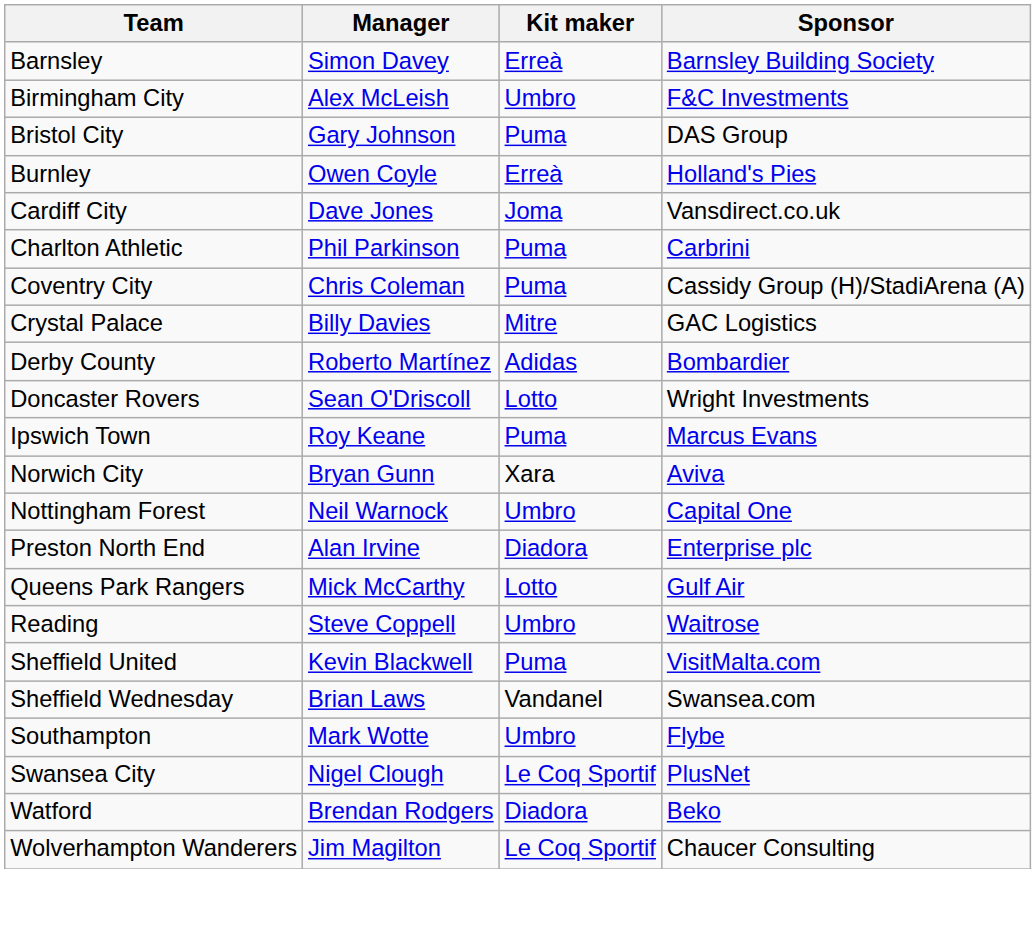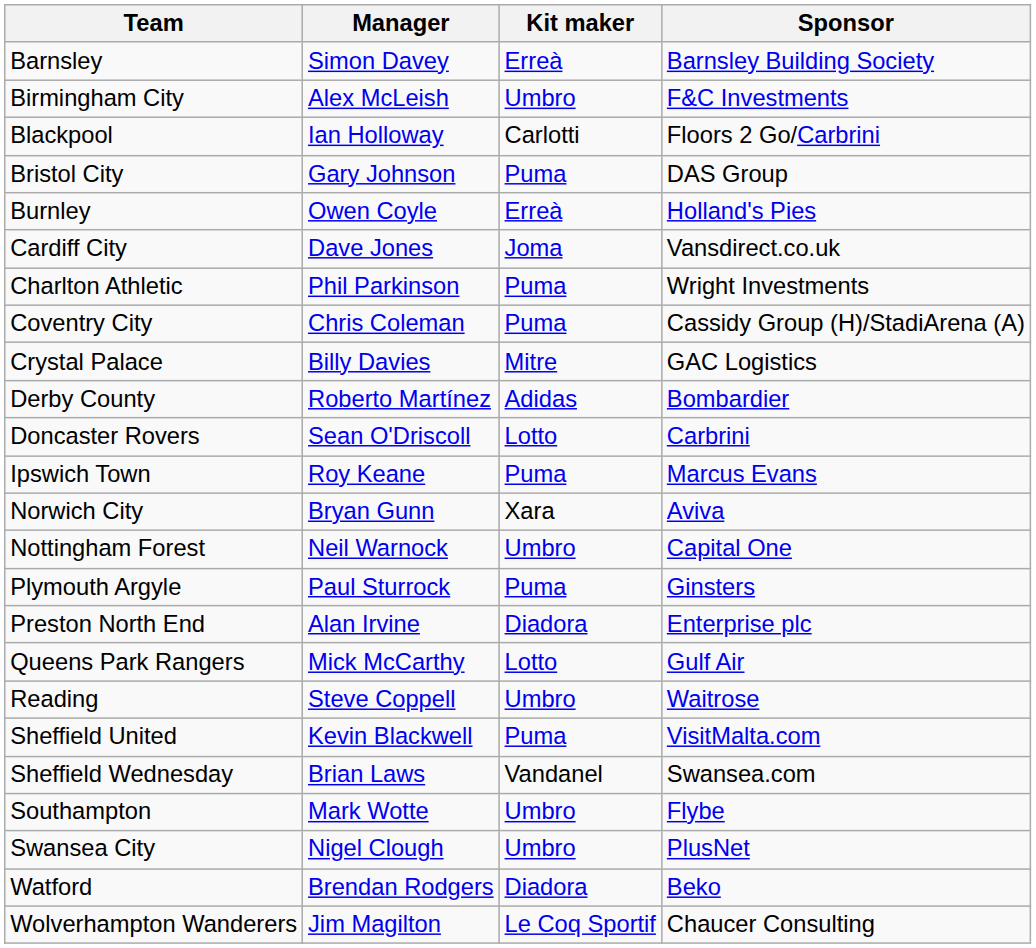+ row: (62, 135)
(708, 248) Carbrini -> (768, 286) Wright Investments
(768, 398) Wright Investments -> (708, 436) Carbrini
+ row: (96, 586)
(580, 774) Le Coq Sportif -> (540, 849) Umbro
